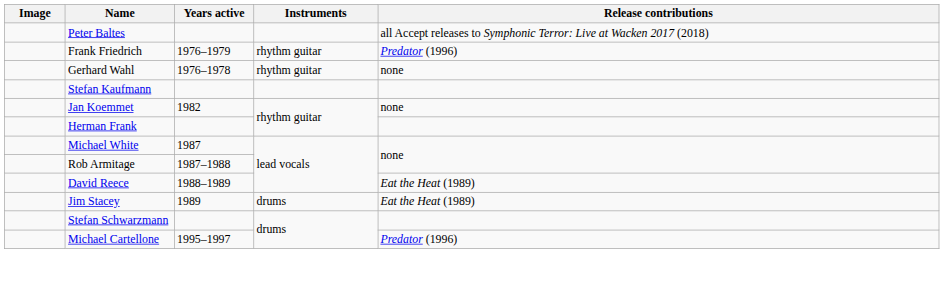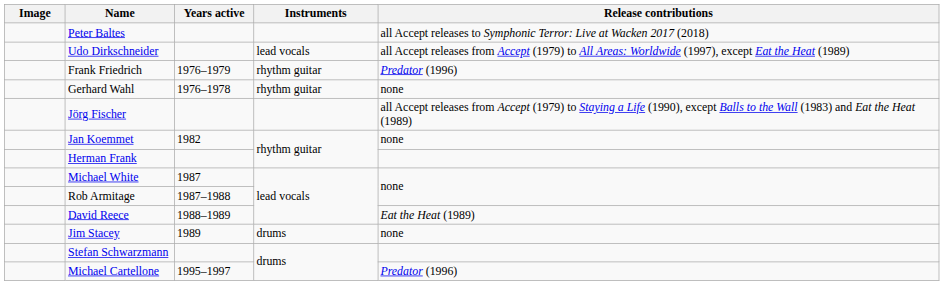+ row: (113, 51)
+ row: (97, 114)
- row: (110, 88)
(428, 201) Eat the Heat (1989) -> (392, 233) none
